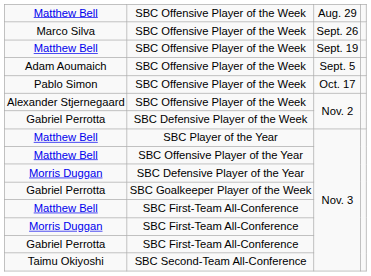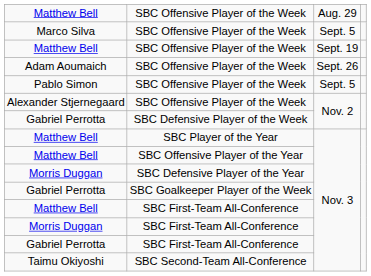(337, 31) Sept. 26 -> (337, 31) Sept. 5
(337, 66) Sept. 5 -> (337, 66) Sept. 26
(337, 84) Oct. 17 -> (337, 84) Sept. 5
